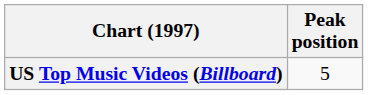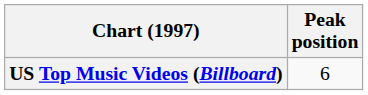(325, 73) 5 -> (325, 73) 6
